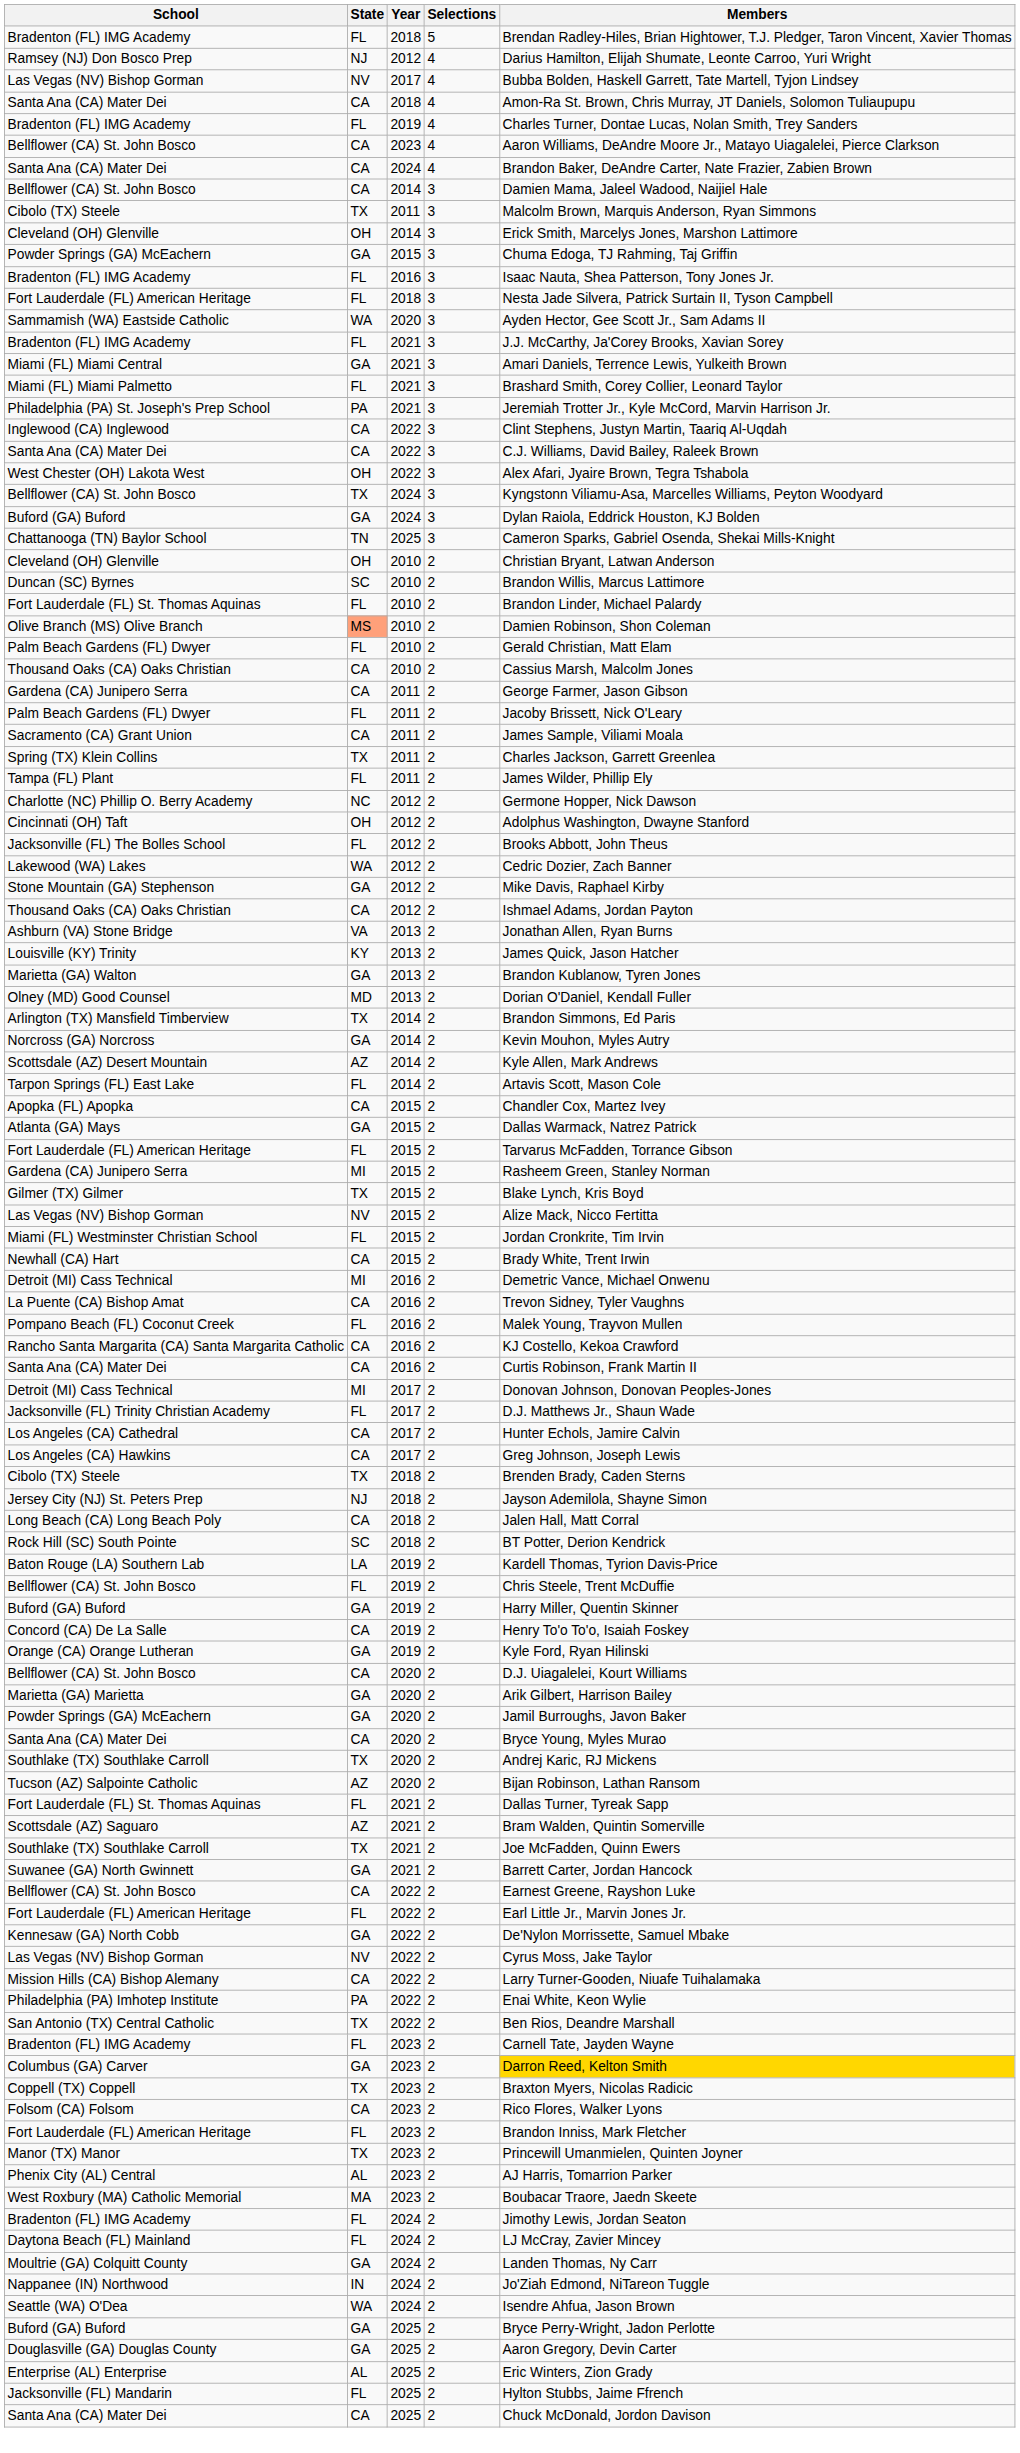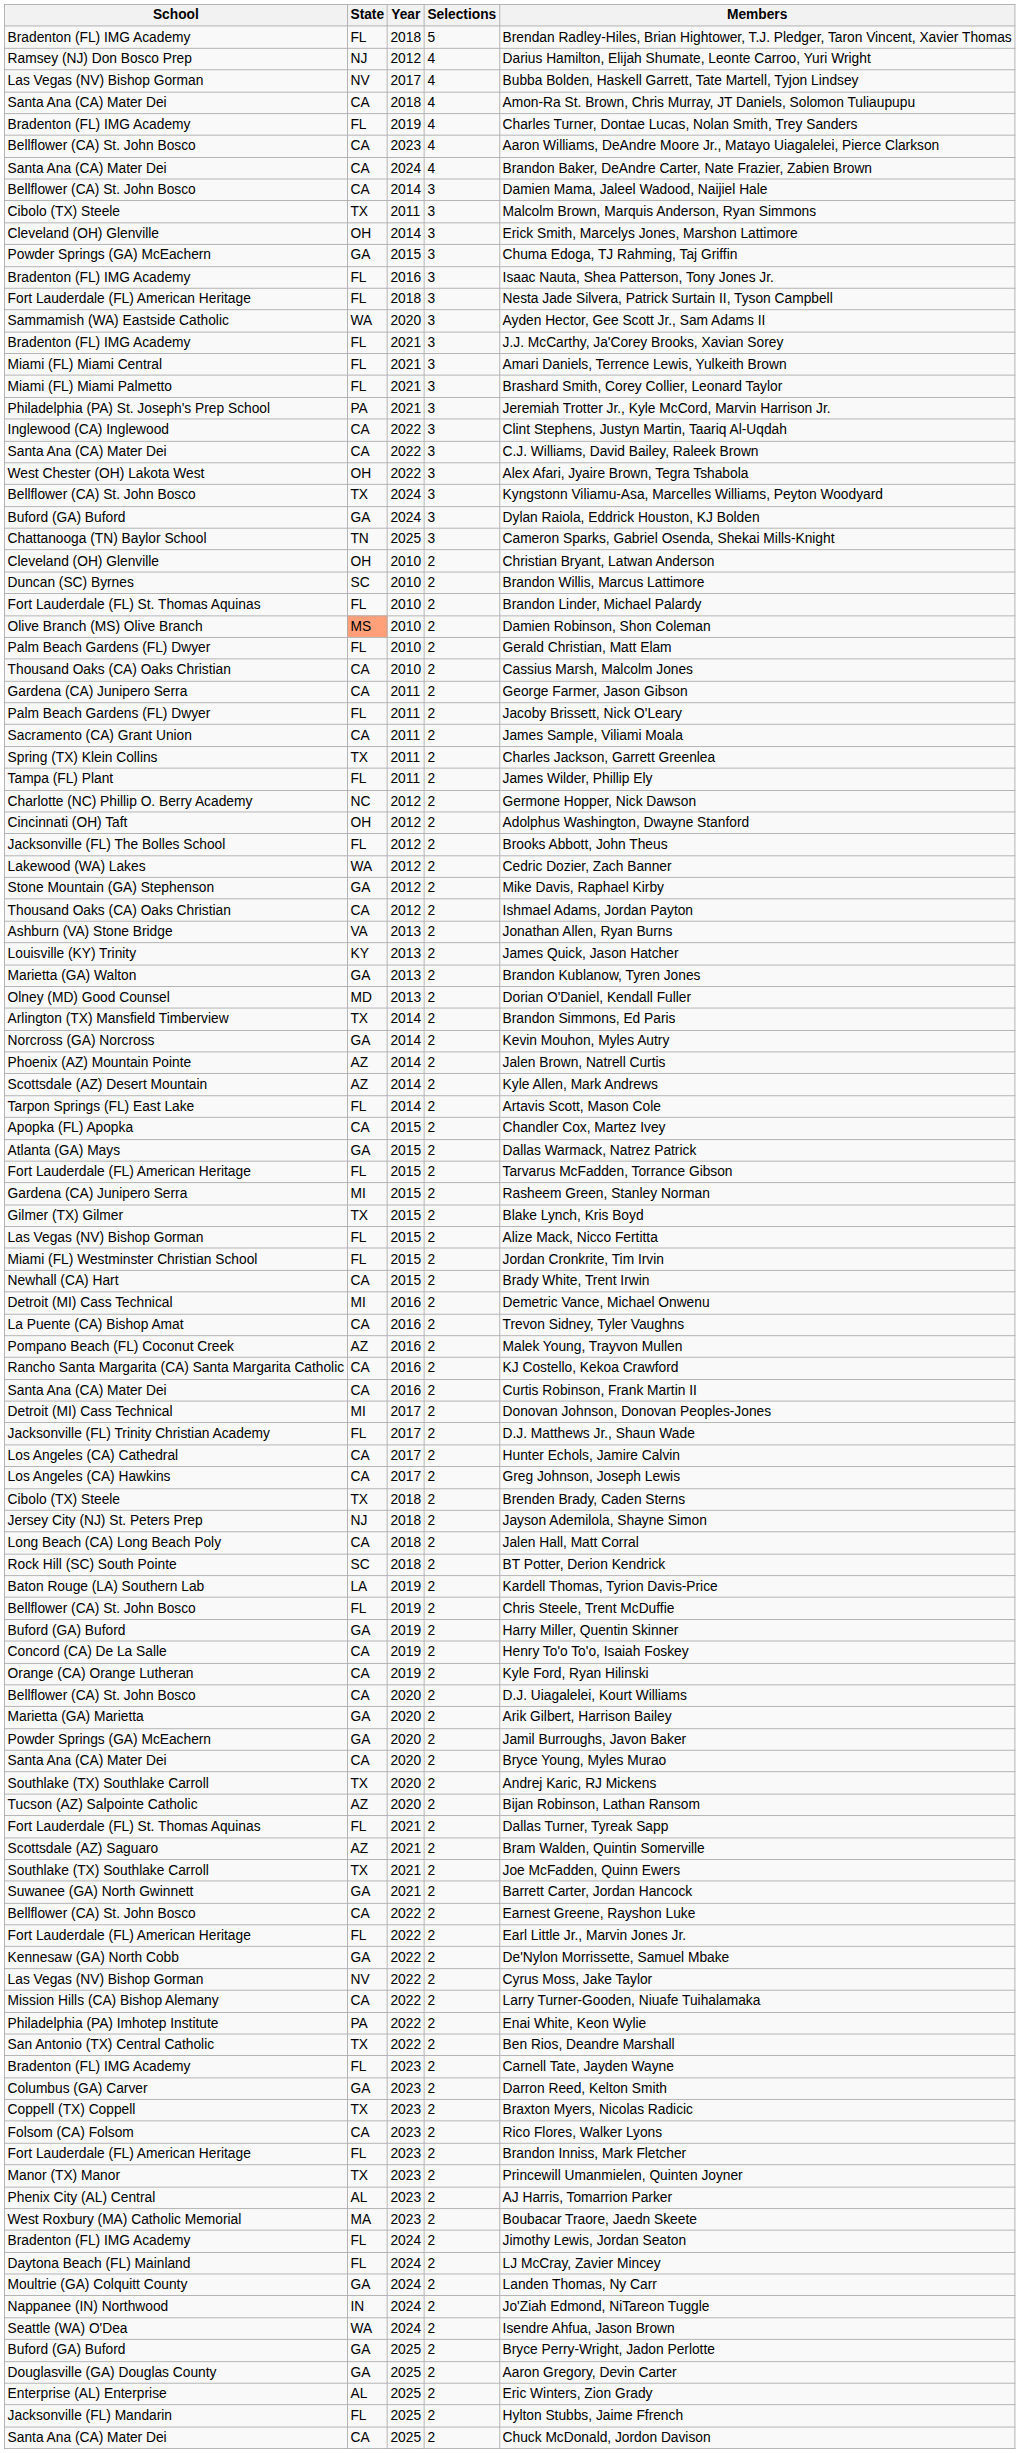(360, 364) GA -> (358, 364) FL
+ row: (99, 1062)
(360, 1215) NV -> (358, 1237) FL
(358, 1324) FL -> (359, 1346) AZ
(360, 1652) GA -> (360, 1673) CA
(585, 2066) gold background -> (585, 2088) no background
